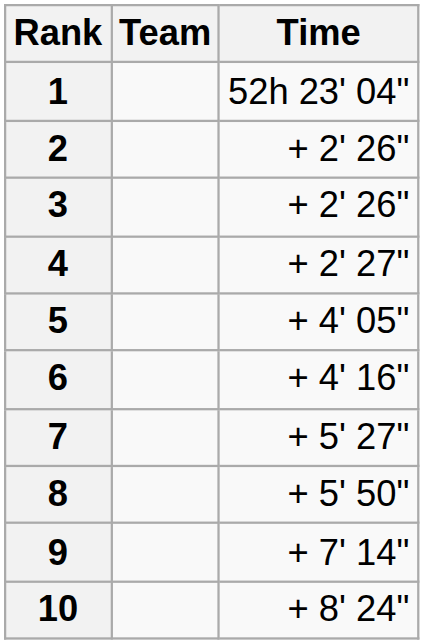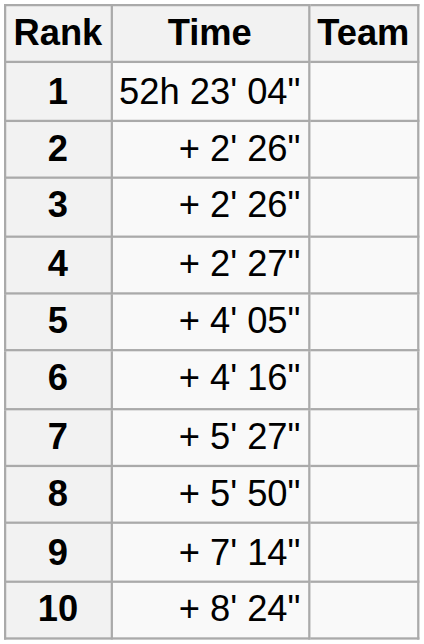columns swapped: (165, 33) <-> (319, 33)
